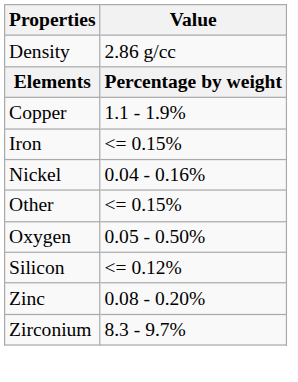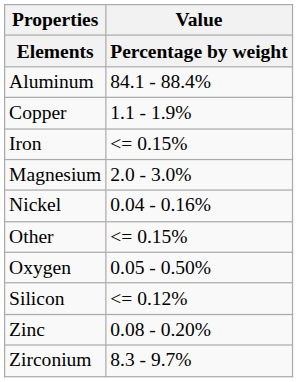- row: (39, 50)
+ row: (51, 81)
+ row: (55, 174)
